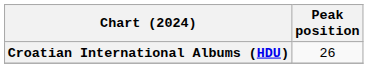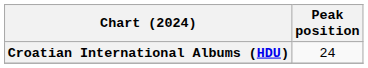(327, 53) 26 -> (327, 53) 24
